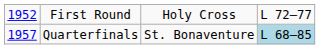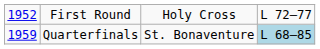(22, 34) 1957 -> (22, 34) 1959
